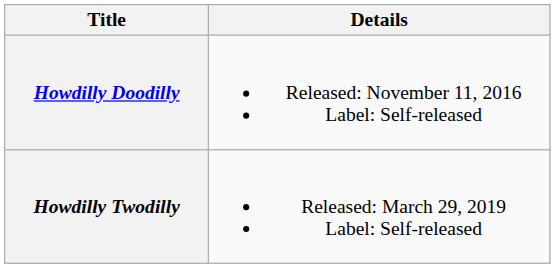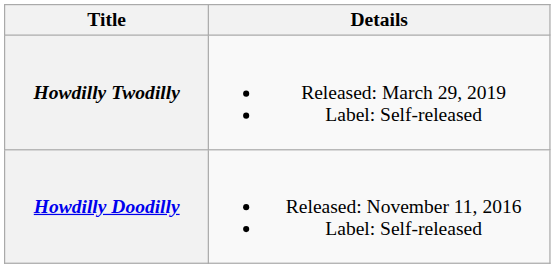rows swapped: (107, 92) <-> (107, 206)
